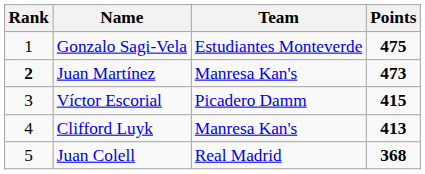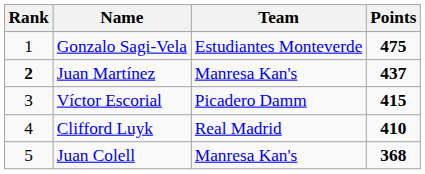(393, 73) 473 -> (393, 73) 437
(246, 127) Manresa Kan's -> (238, 127) Real Madrid
(393, 127) 413 -> (393, 127) 410
(238, 155) Real Madrid -> (246, 155) Manresa Kan's
